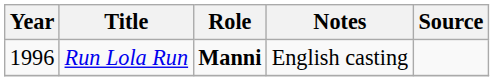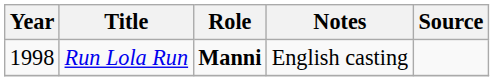(32, 57) 1996 -> (32, 57) 1998
